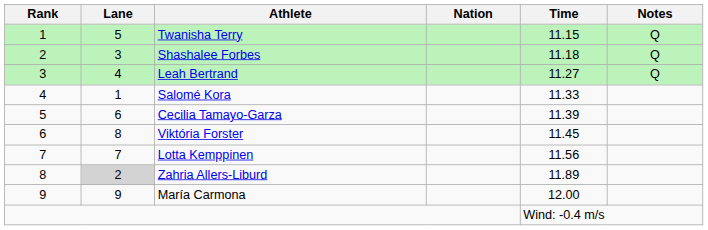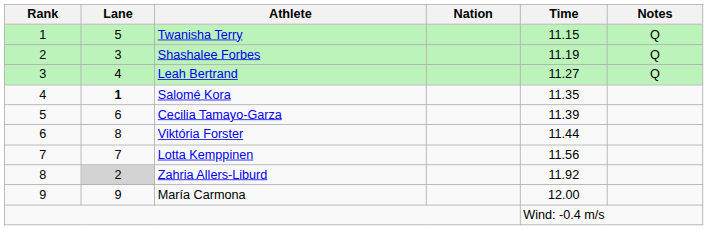(564, 54) 11.18 -> (564, 54) 11.19
(118, 94) normal -> (118, 94) bold
(564, 94) 11.33 -> (564, 94) 11.35
(564, 134) 11.45 -> (564, 134) 11.44
(564, 174) 11.89 -> (564, 174) 11.92
